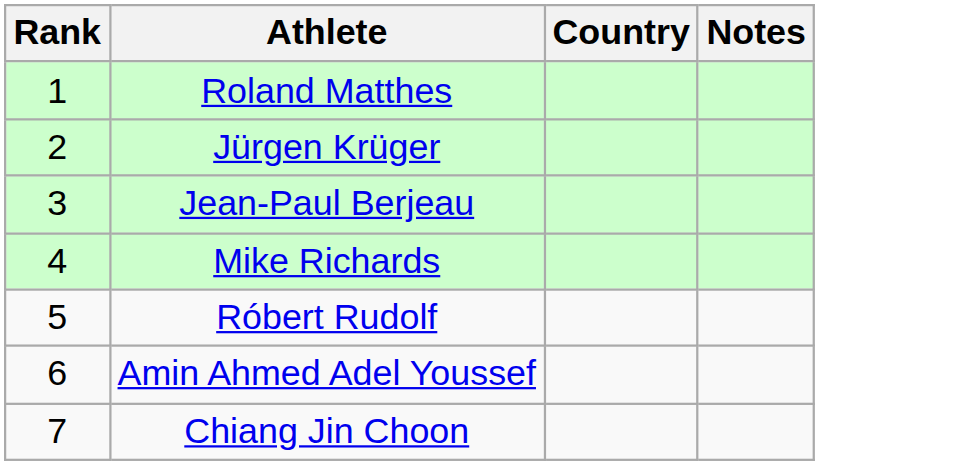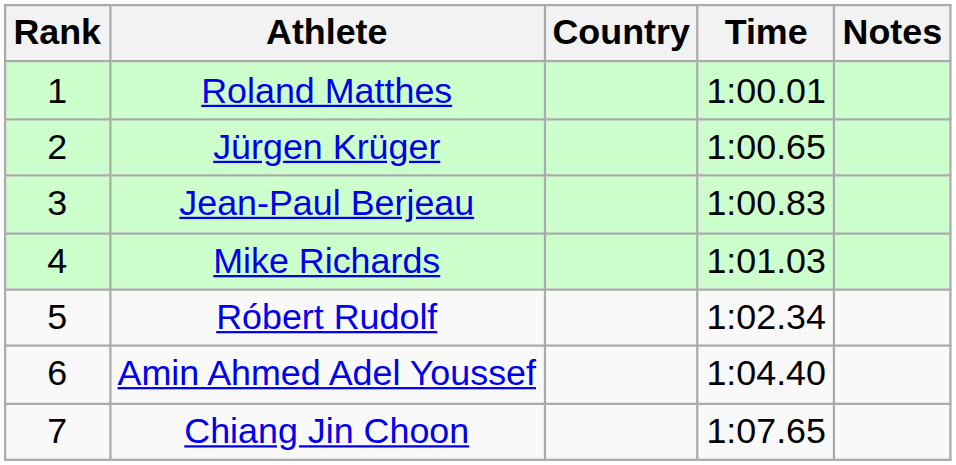+ column: (766, 32)
